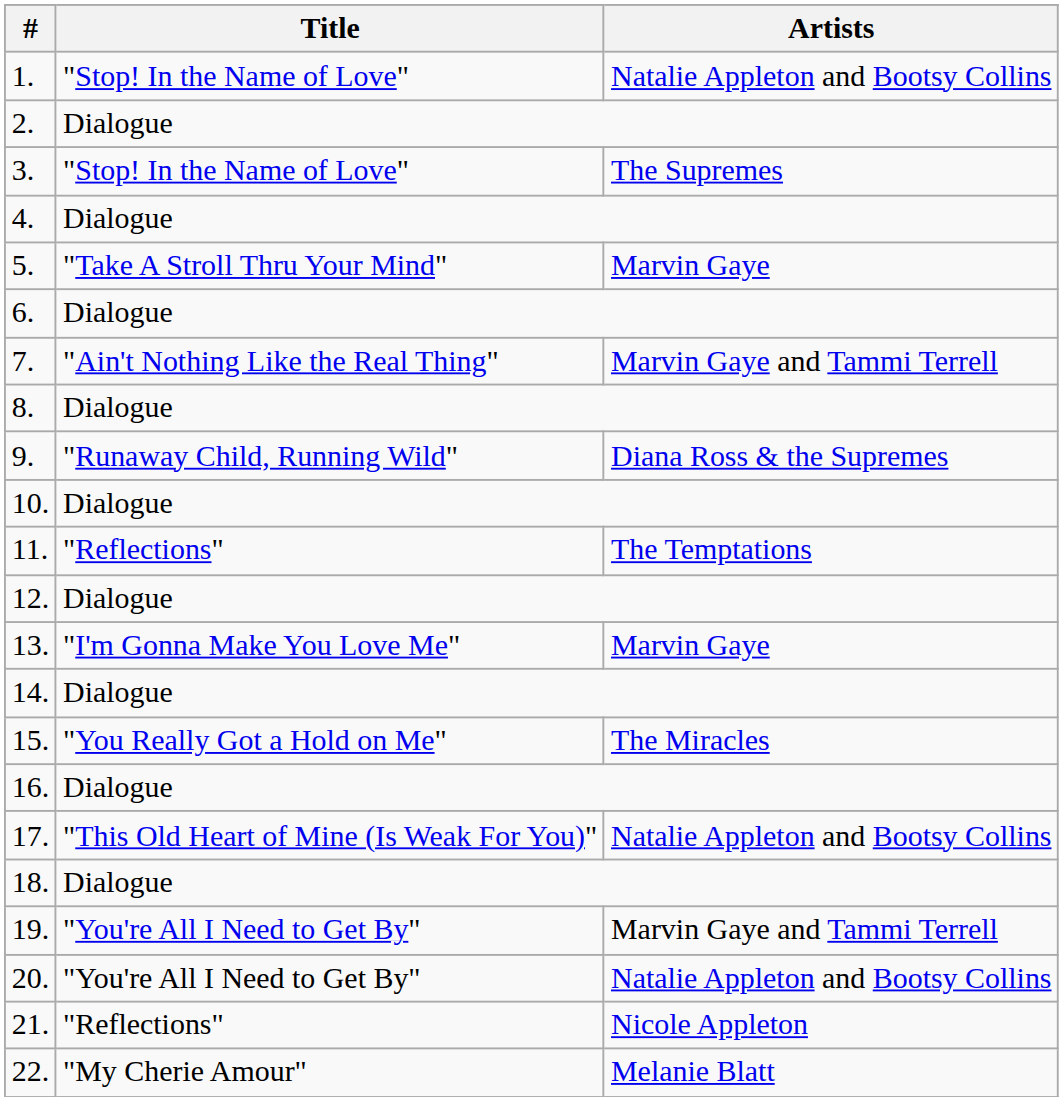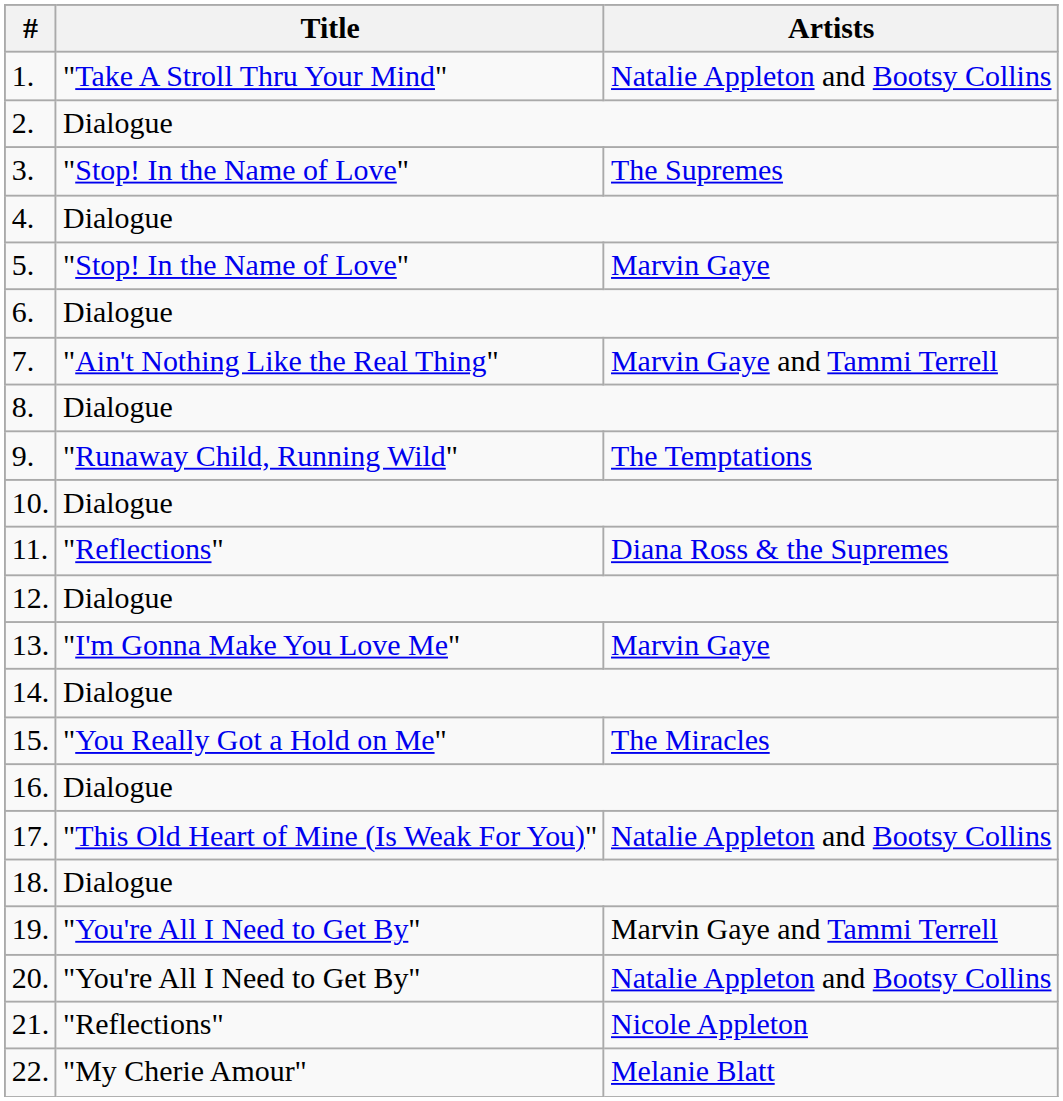(236, 75) "Stop! In the Name of Love" -> (255, 75) "Take A Stroll Thru Your Mind"
(255, 265) "Take A Stroll Thru Your Mind" -> (236, 265) "Stop! In the Name of Love"
(780, 455) Diana Ross & the Supremes -> (711, 455) The Temptations
(711, 550) The Temptations -> (780, 550) Diana Ross & the Supremes
